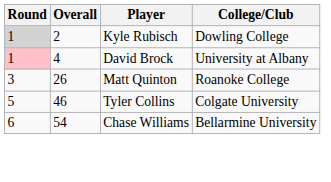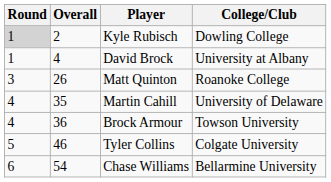(11, 58) pink background -> (11, 58) no background
+ row: (140, 101)
+ row: (143, 123)
